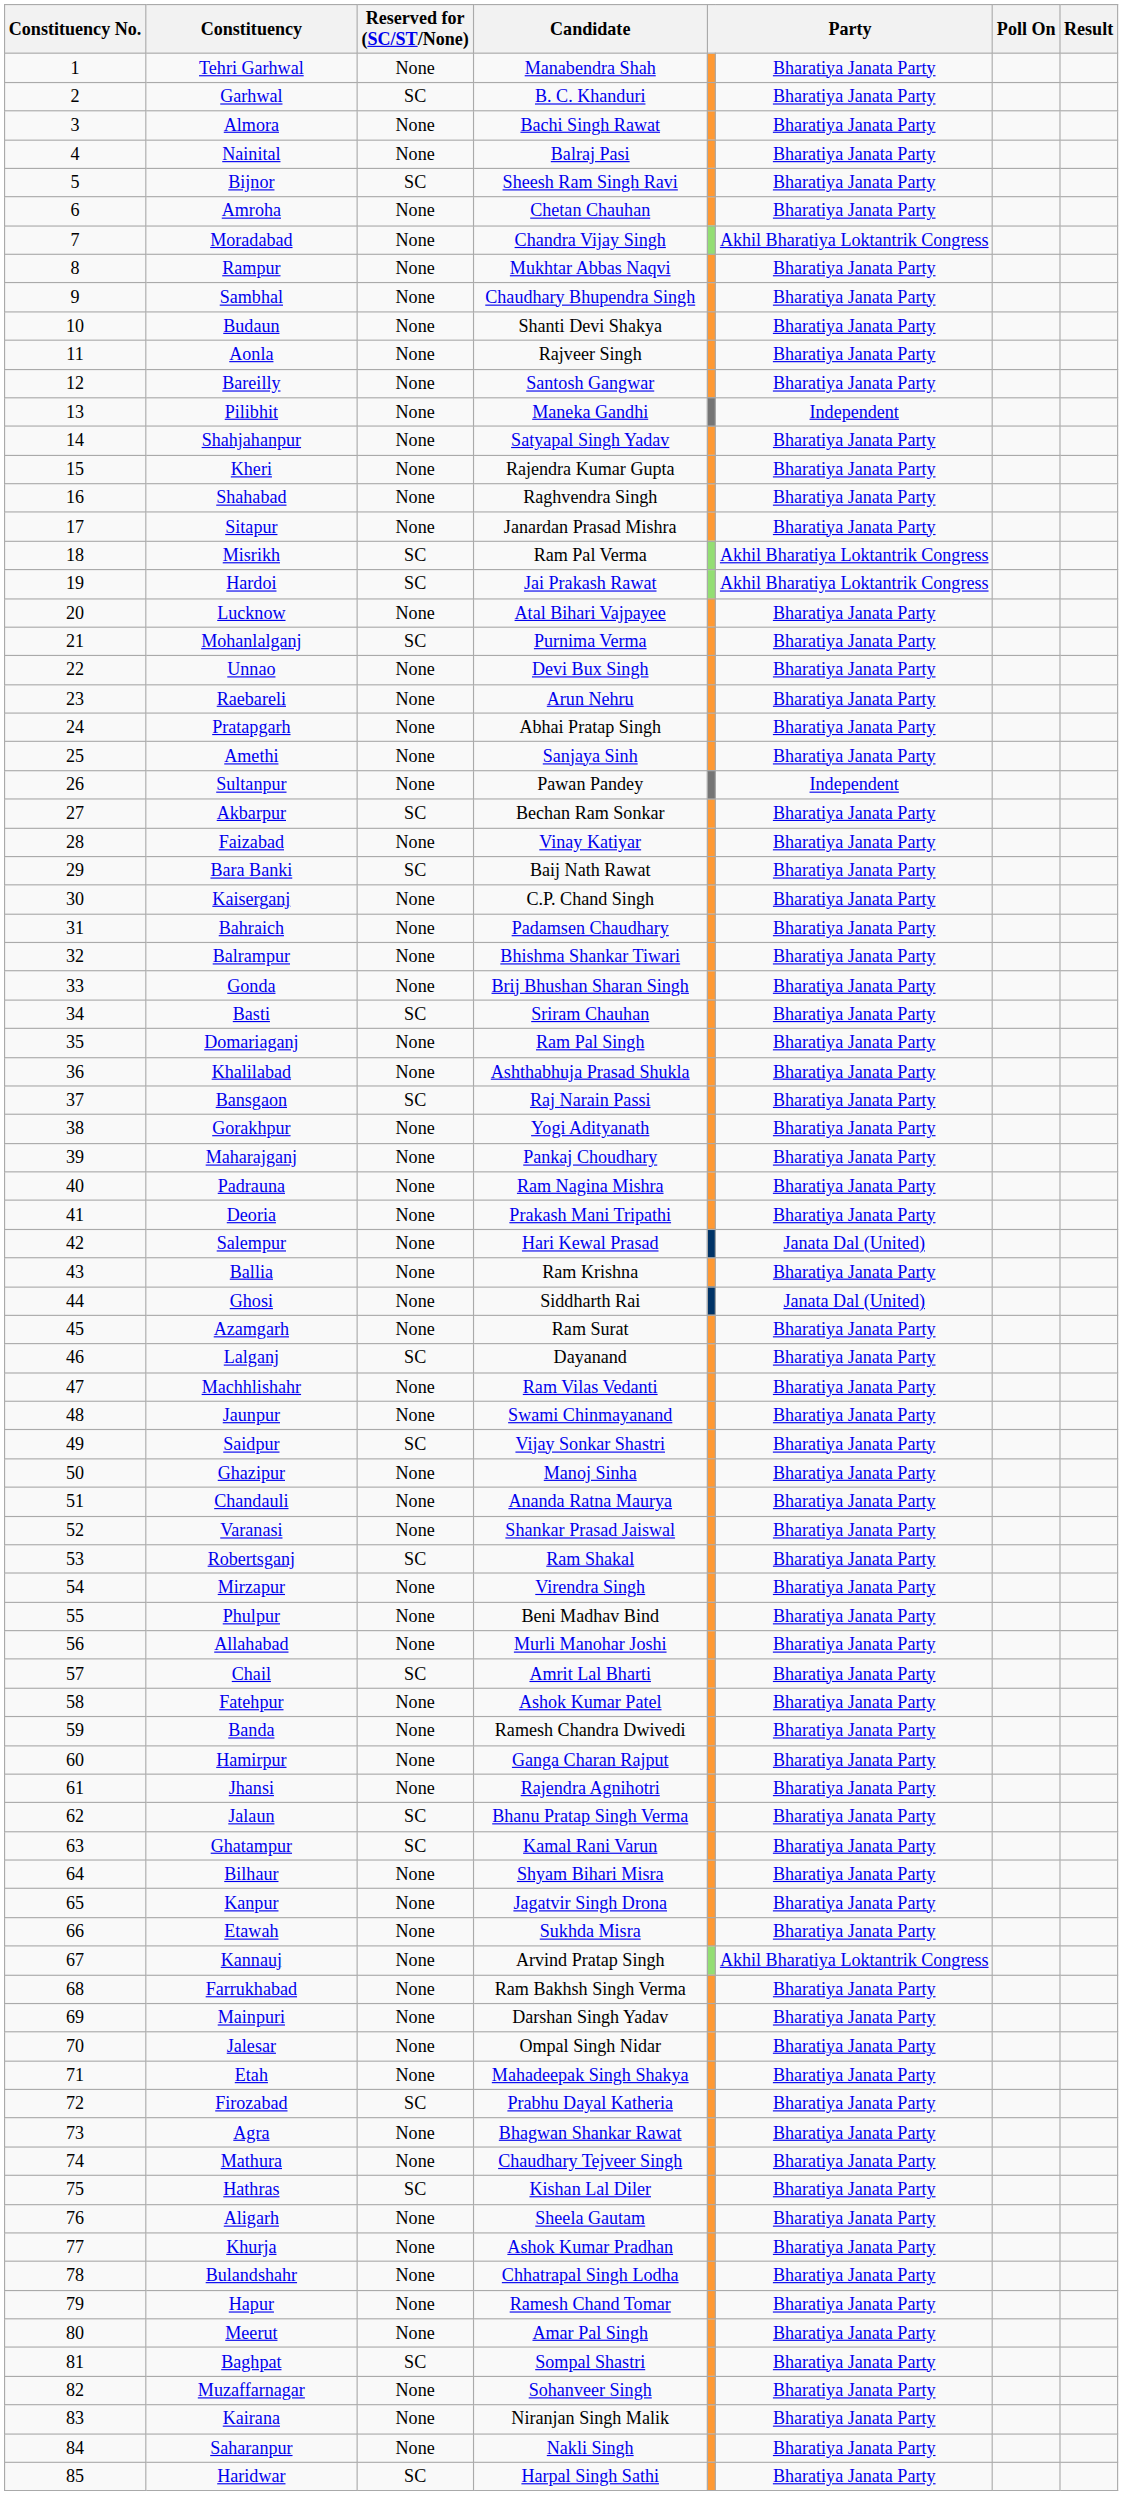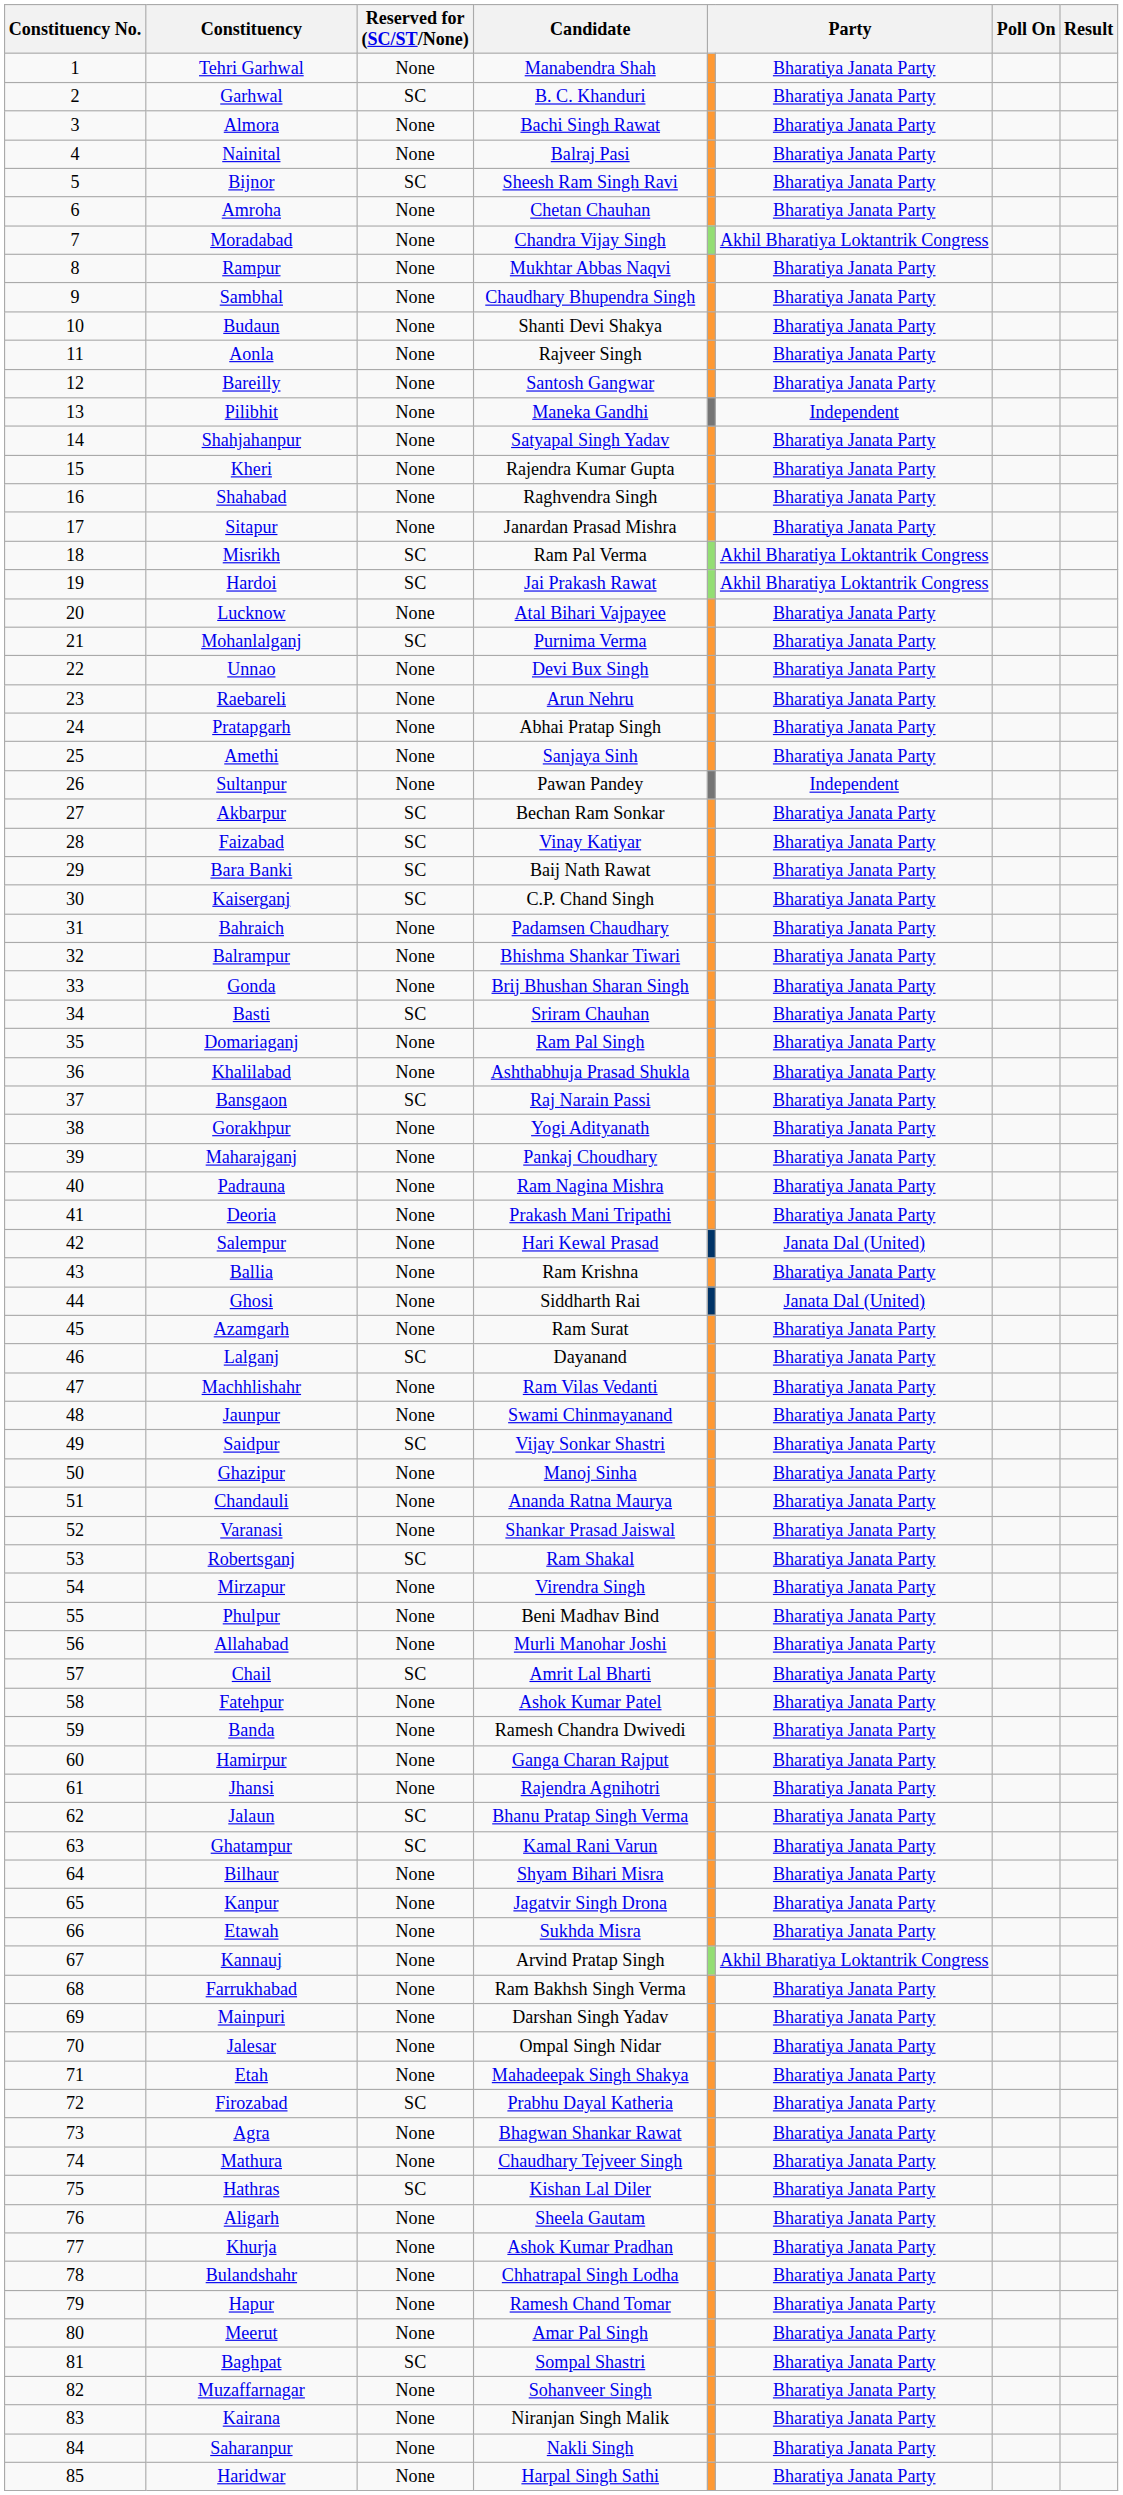(415, 842) None -> (415, 842) SC
(415, 899) None -> (415, 899) SC
(415, 2476) SC -> (415, 2476) None
